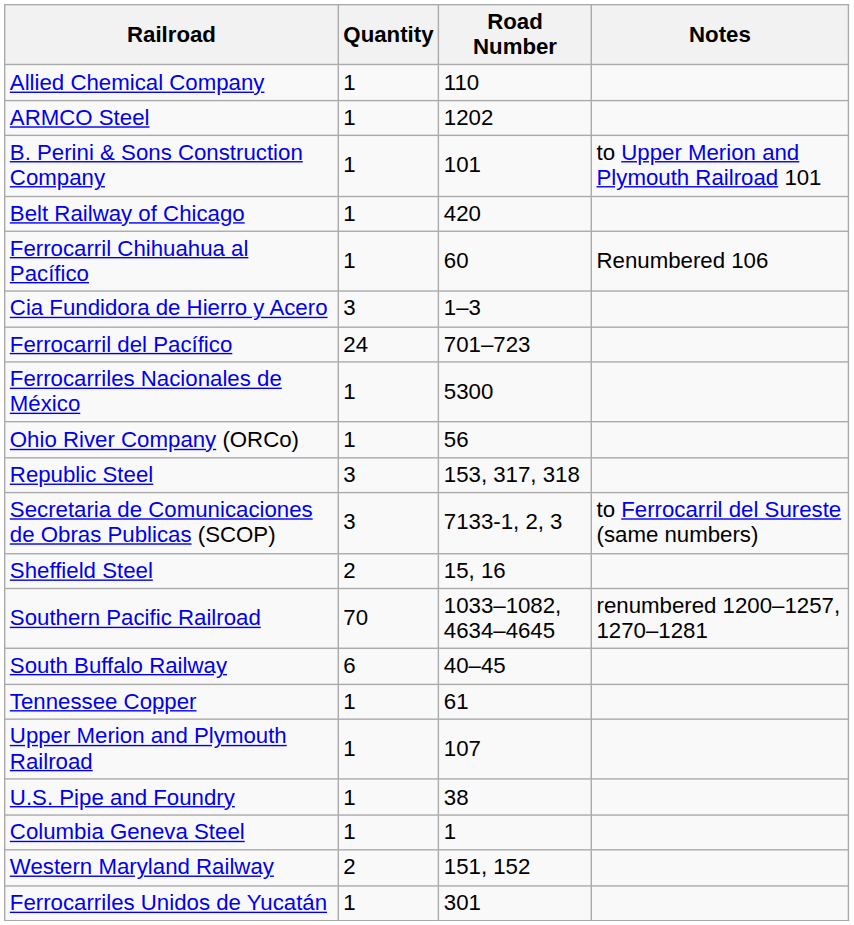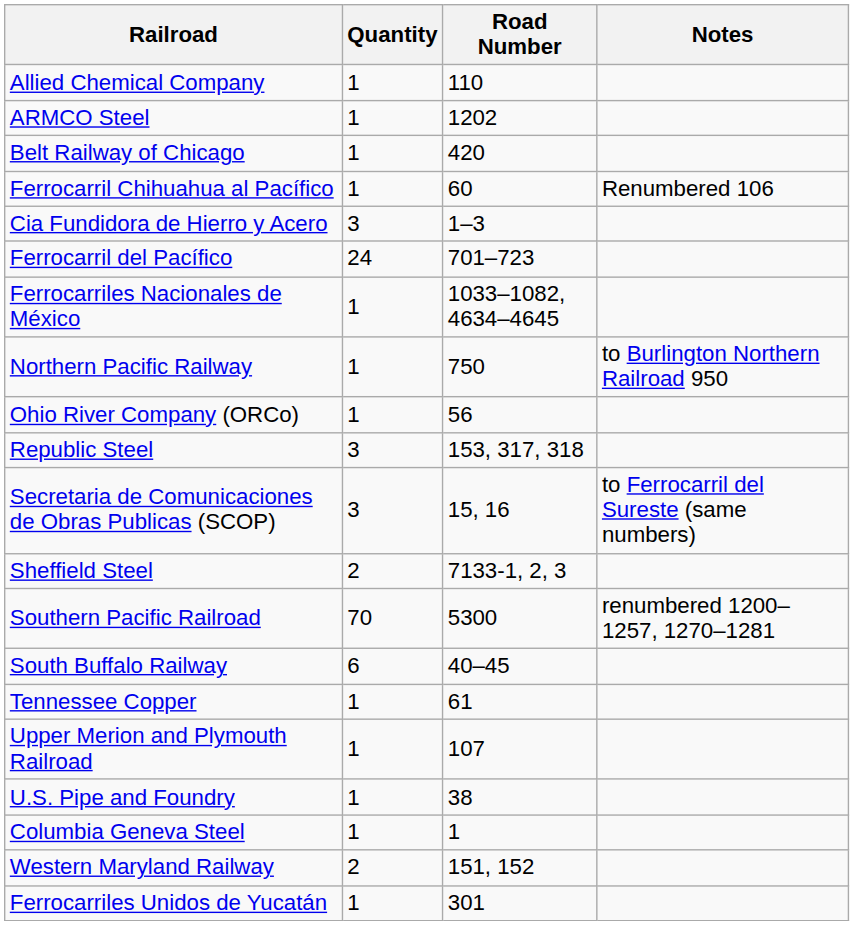- row: (156, 165)
(469, 391) 5300 -> (507, 306) 1033–1082, 4634–4645
+ row: (131, 366)
(503, 522) 7133-1, 2, 3 -> (479, 510) 15, 16
(475, 570) 15, 16 -> (507, 570) 7133-1, 2, 3
(503, 618) 1033–1082, 4634–4645 -> (472, 618) 5300
